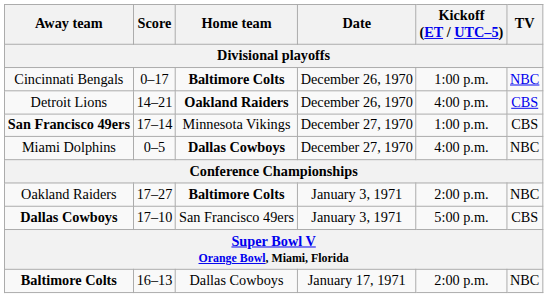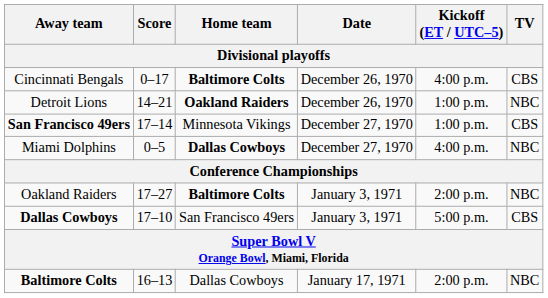(461, 78) 1:00 p.m. -> (461, 78) 4:00 p.m.
(525, 78) NBC -> (525, 78) CBS
(461, 101) 4:00 p.m. -> (461, 101) 1:00 p.m.
(525, 101) CBS -> (525, 101) NBC
